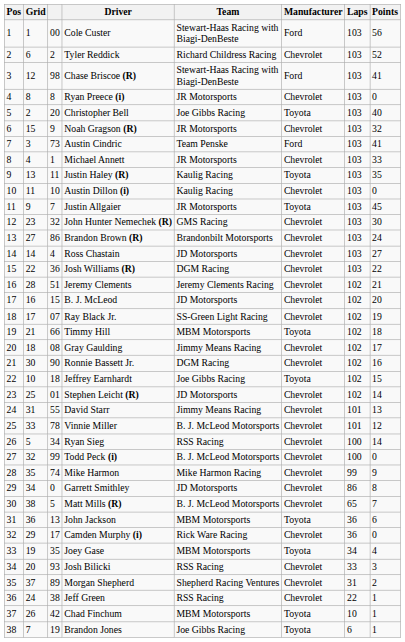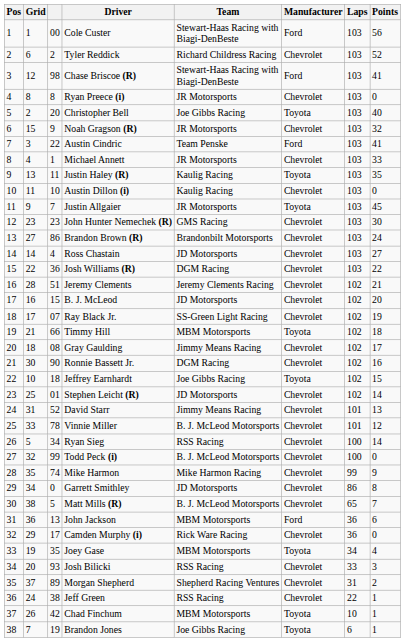(55, 143) 73 -> (55, 143) 22
(55, 222) 32 -> (55, 222) 23
(55, 410) 55 -> (55, 410) 52
(297, 519) Toyota -> (293, 519) Ford
